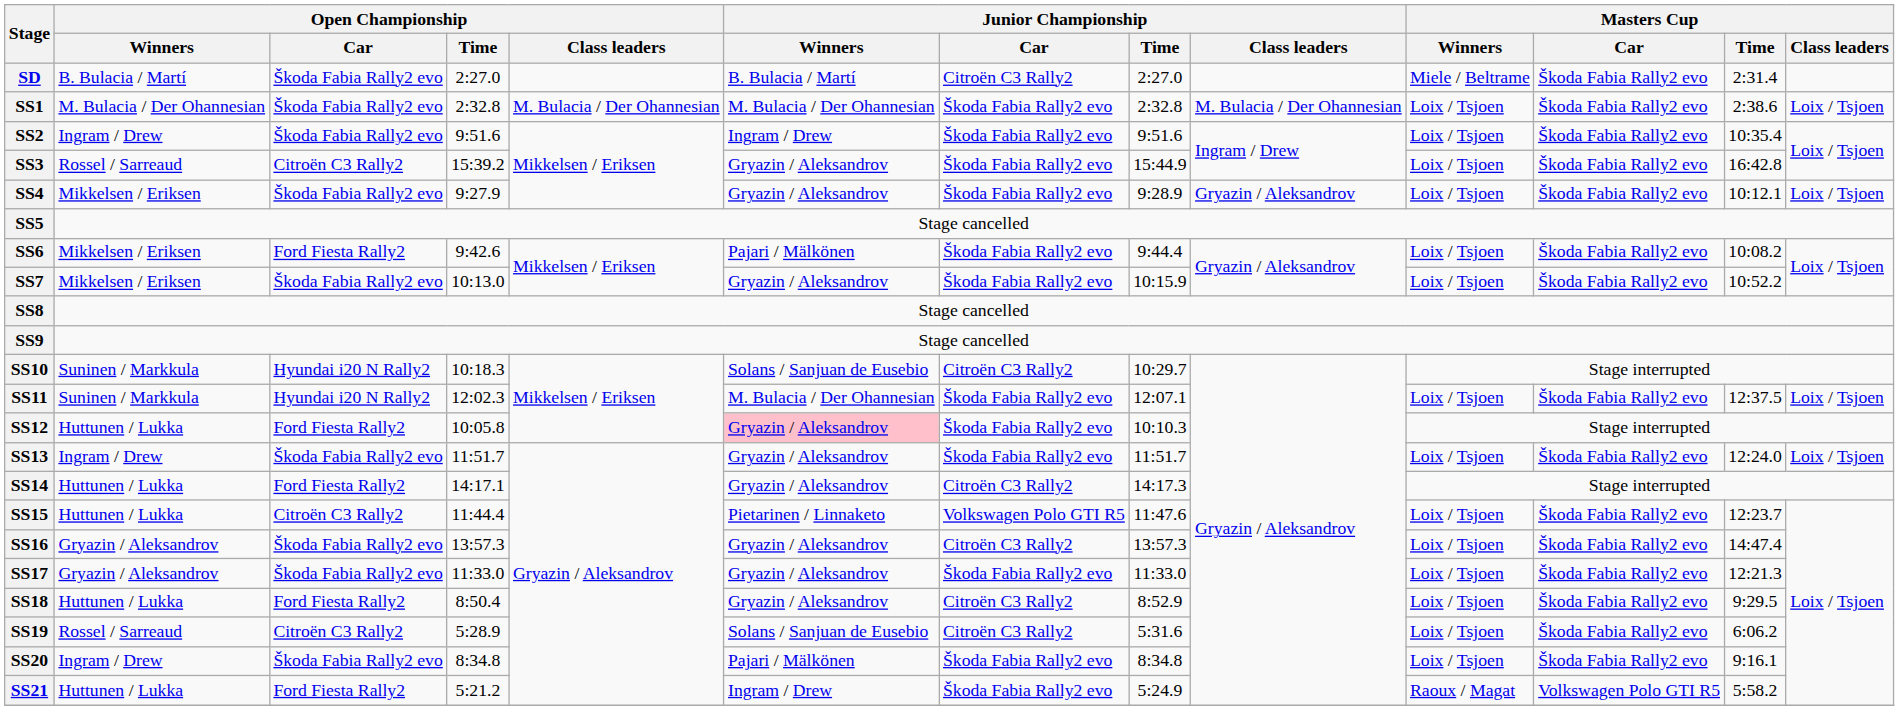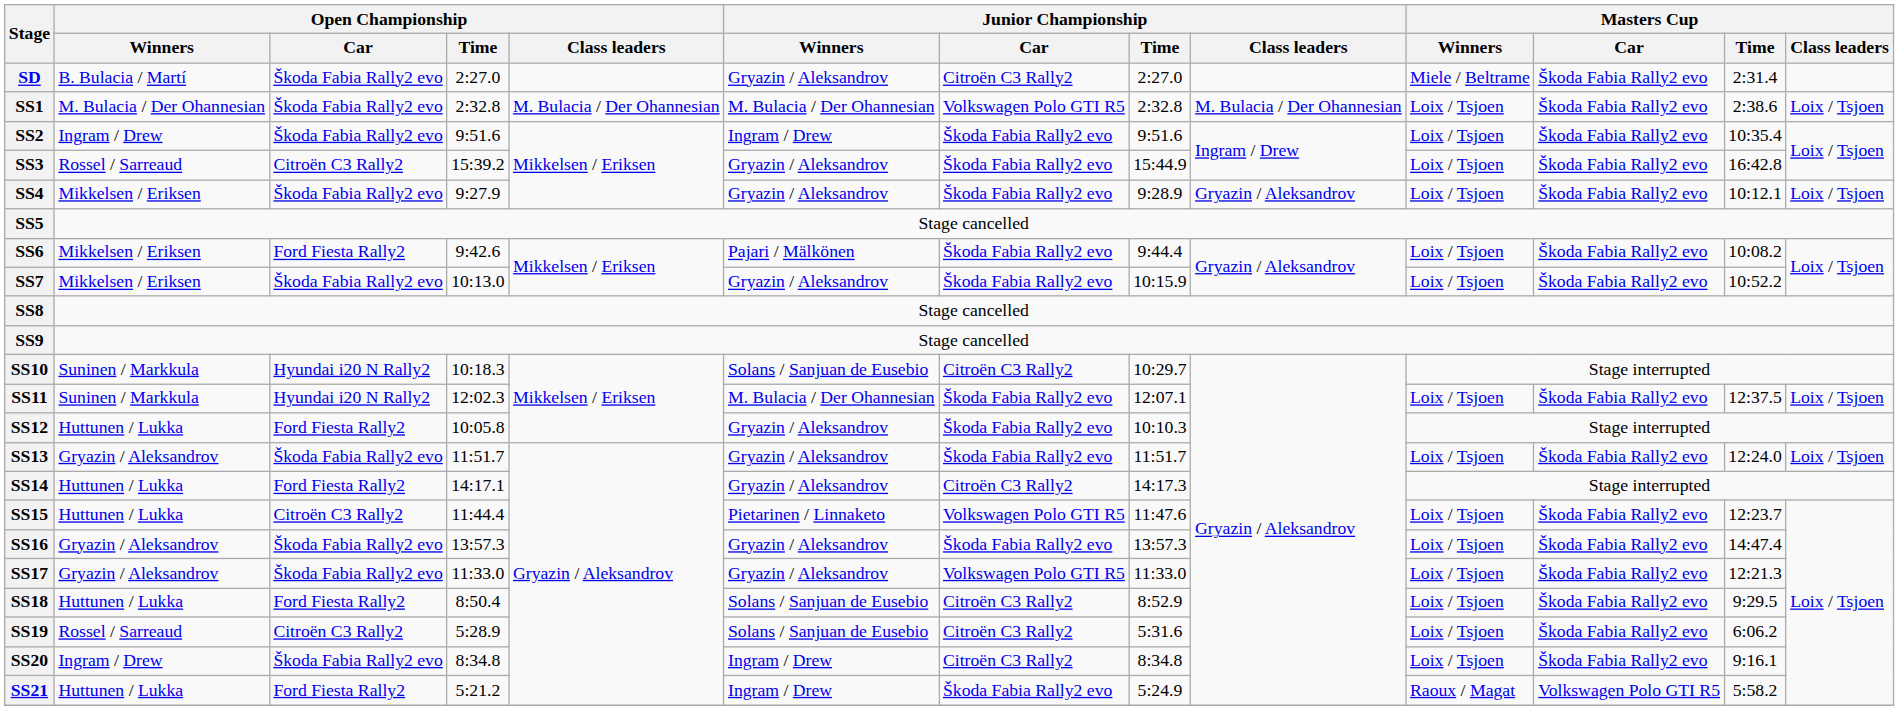(792, 77) B. Bulacia / Martí -> (808, 77) Gryazin / Aleksandrov
(1028, 106) Škoda Fabia Rally2 evo -> (1034, 106) Volkswagen Polo GTI R5
(808, 427) pink background -> (808, 427) no background
(110, 456) Ingram / Drew -> (138, 456) Gryazin / Aleksandrov
(1008, 543) Citroën C3 Rally2 -> (1028, 543) Škoda Fabia Rally2 evo
(1028, 572) Škoda Fabia Rally2 evo -> (1034, 572) Volkswagen Polo GTI R5
(808, 602) Gryazin / Aleksandrov -> (828, 602) Solans / Sanjuan de Eusebio
(791, 660) Pajari / Mälkönen -> (780, 660) Ingram / Drew
(1028, 660) Škoda Fabia Rally2 evo -> (1008, 660) Citroën C3 Rally2
